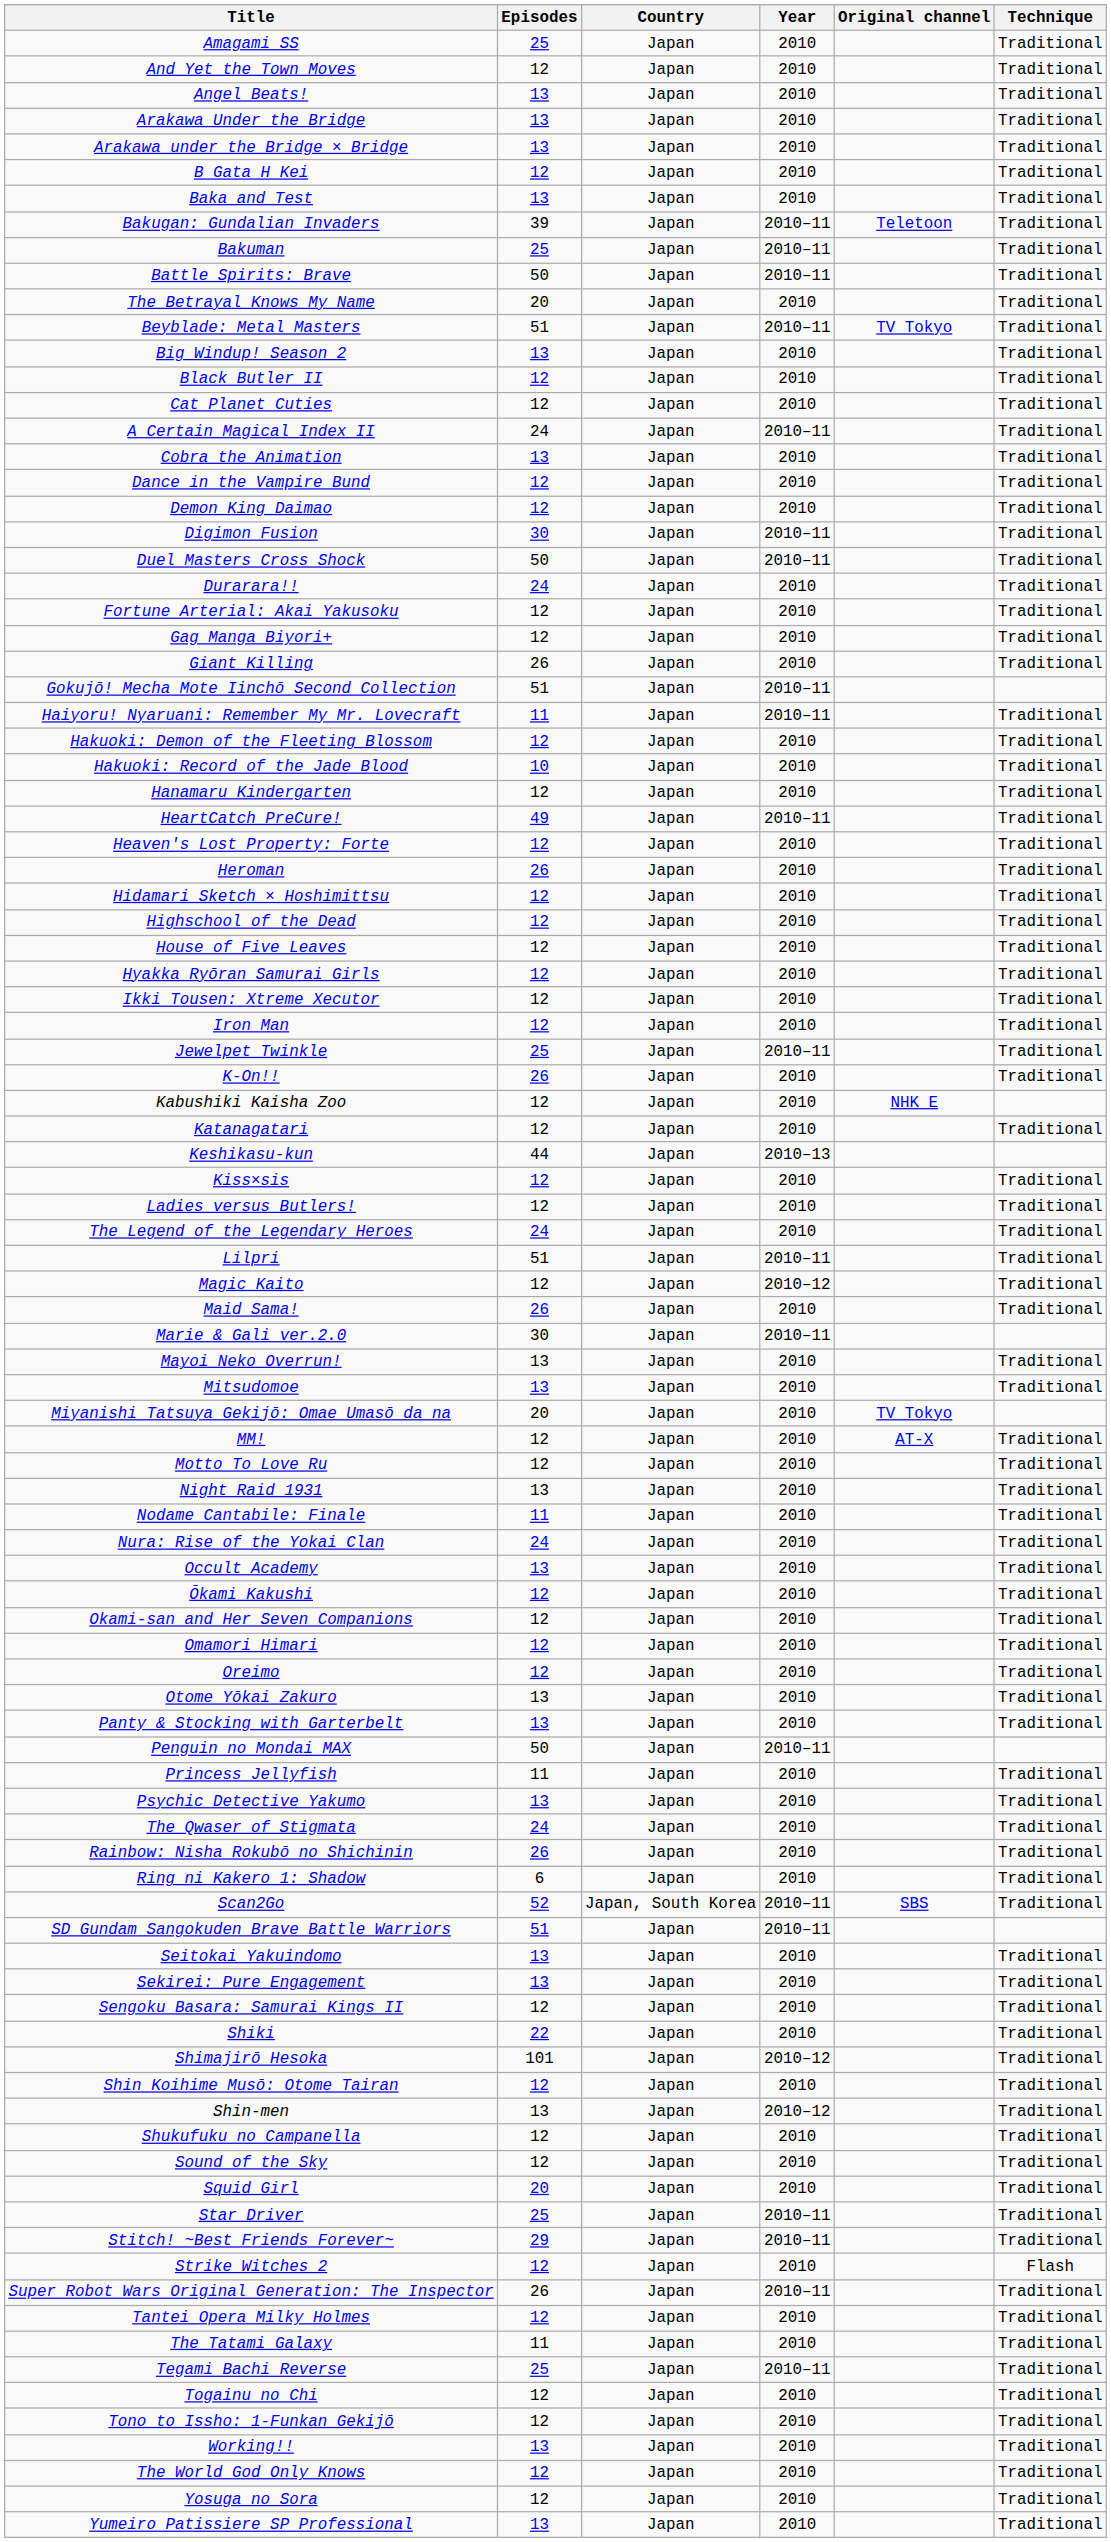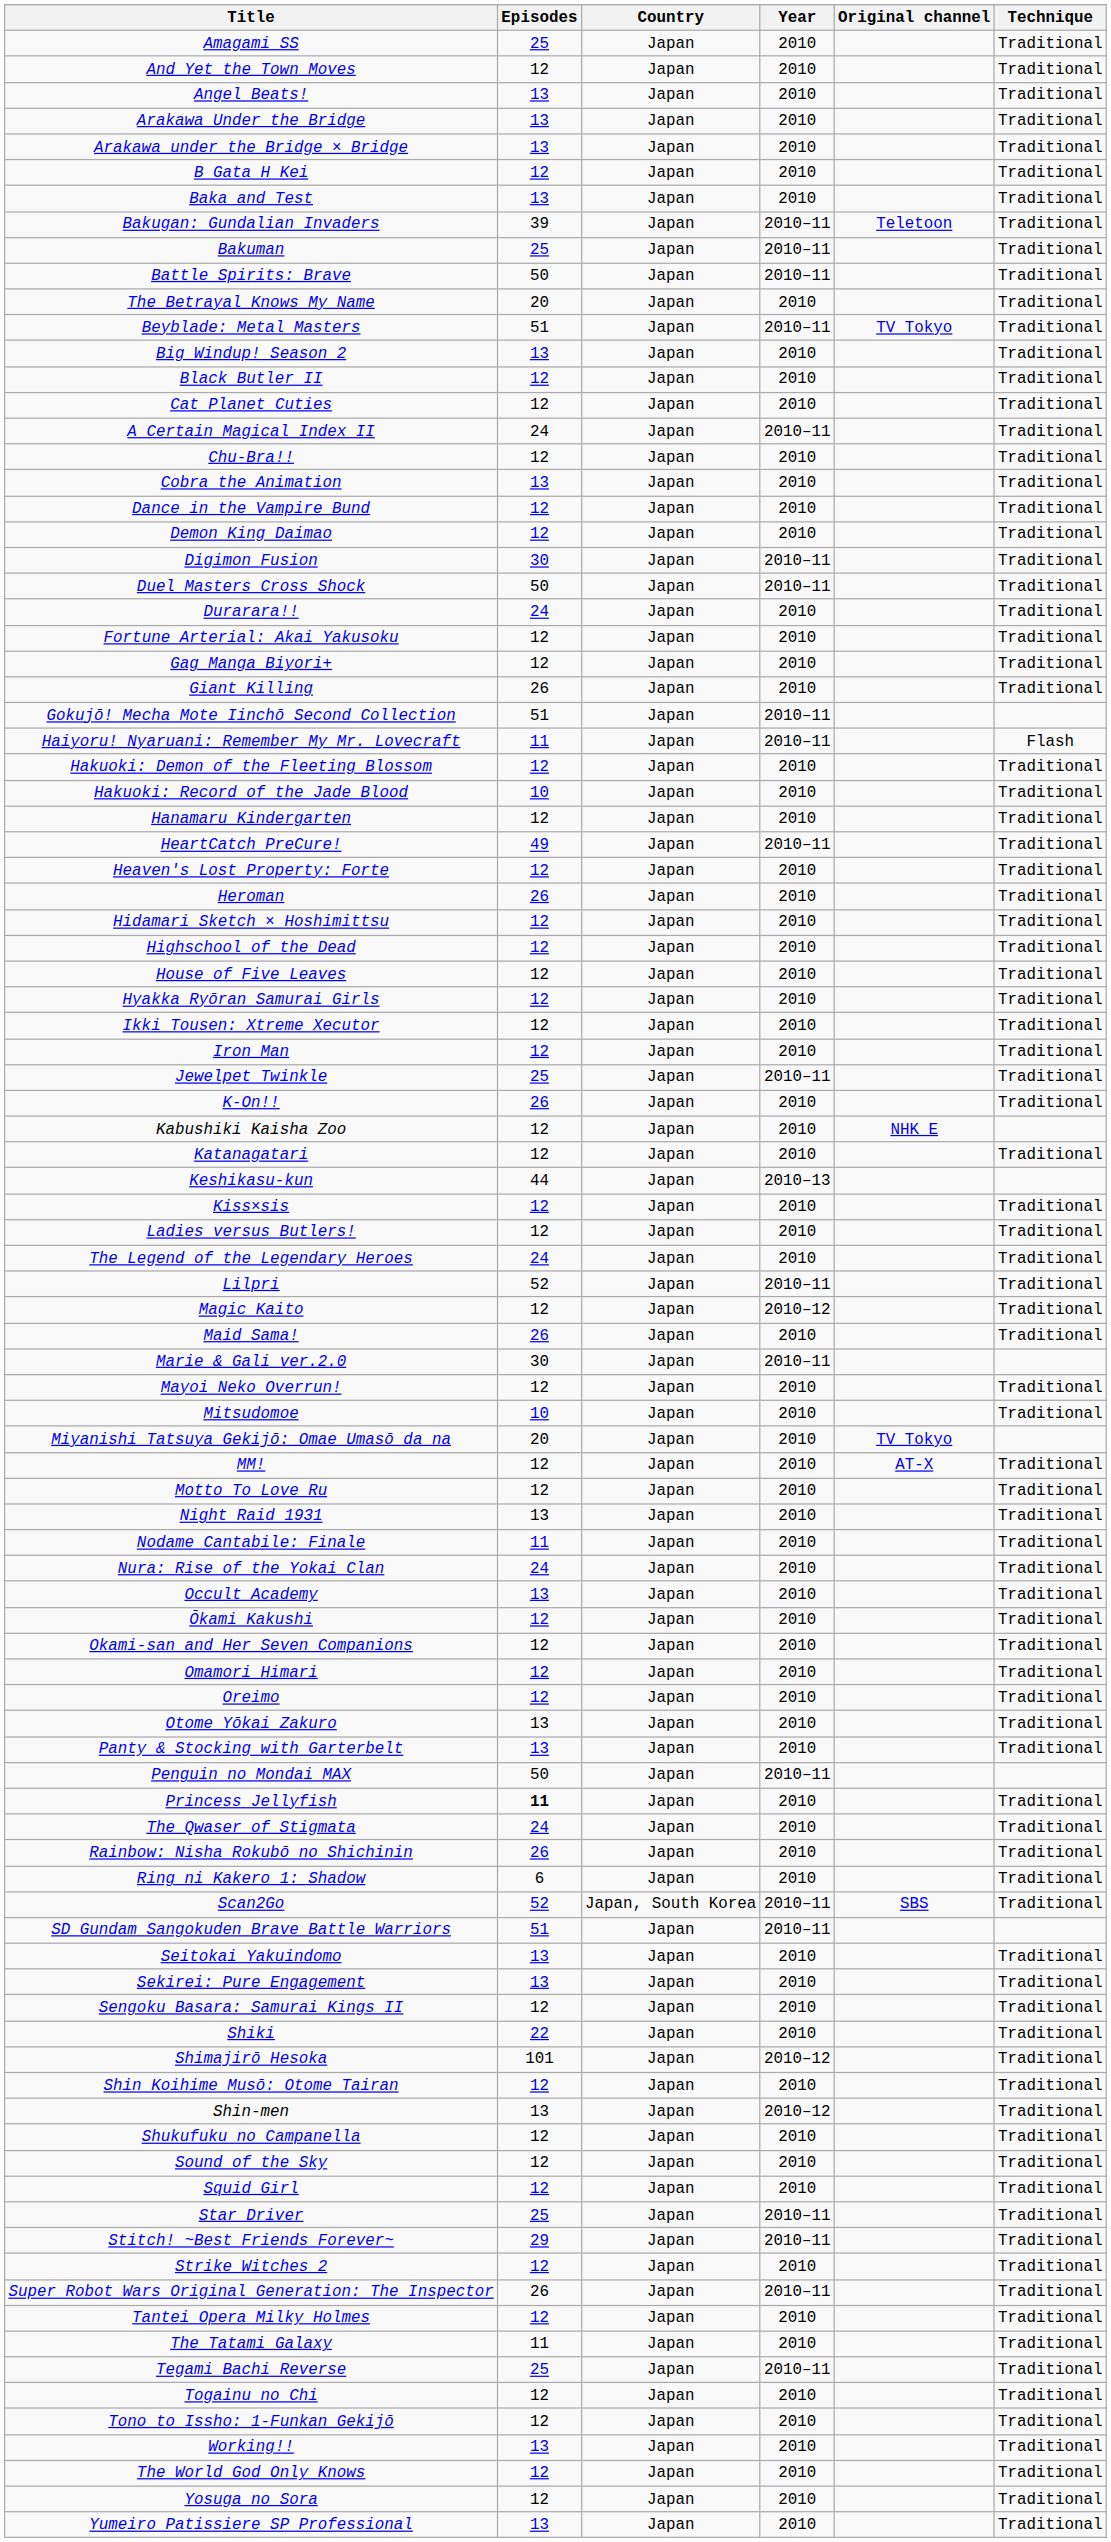+ row: (251, 457)
(1050, 715) Traditional -> (1050, 741) Flash
(539, 1258) 51 -> (539, 1284) 52
(539, 1362) 13 -> (539, 1388) 12
(539, 1388) 13 -> (539, 1413) 10
(539, 1775) normal -> (539, 1801) bold
- row: (251, 1801)
(539, 2189) 20 -> (539, 2189) 12
(1050, 2266) Flash -> (1050, 2266) Traditional
